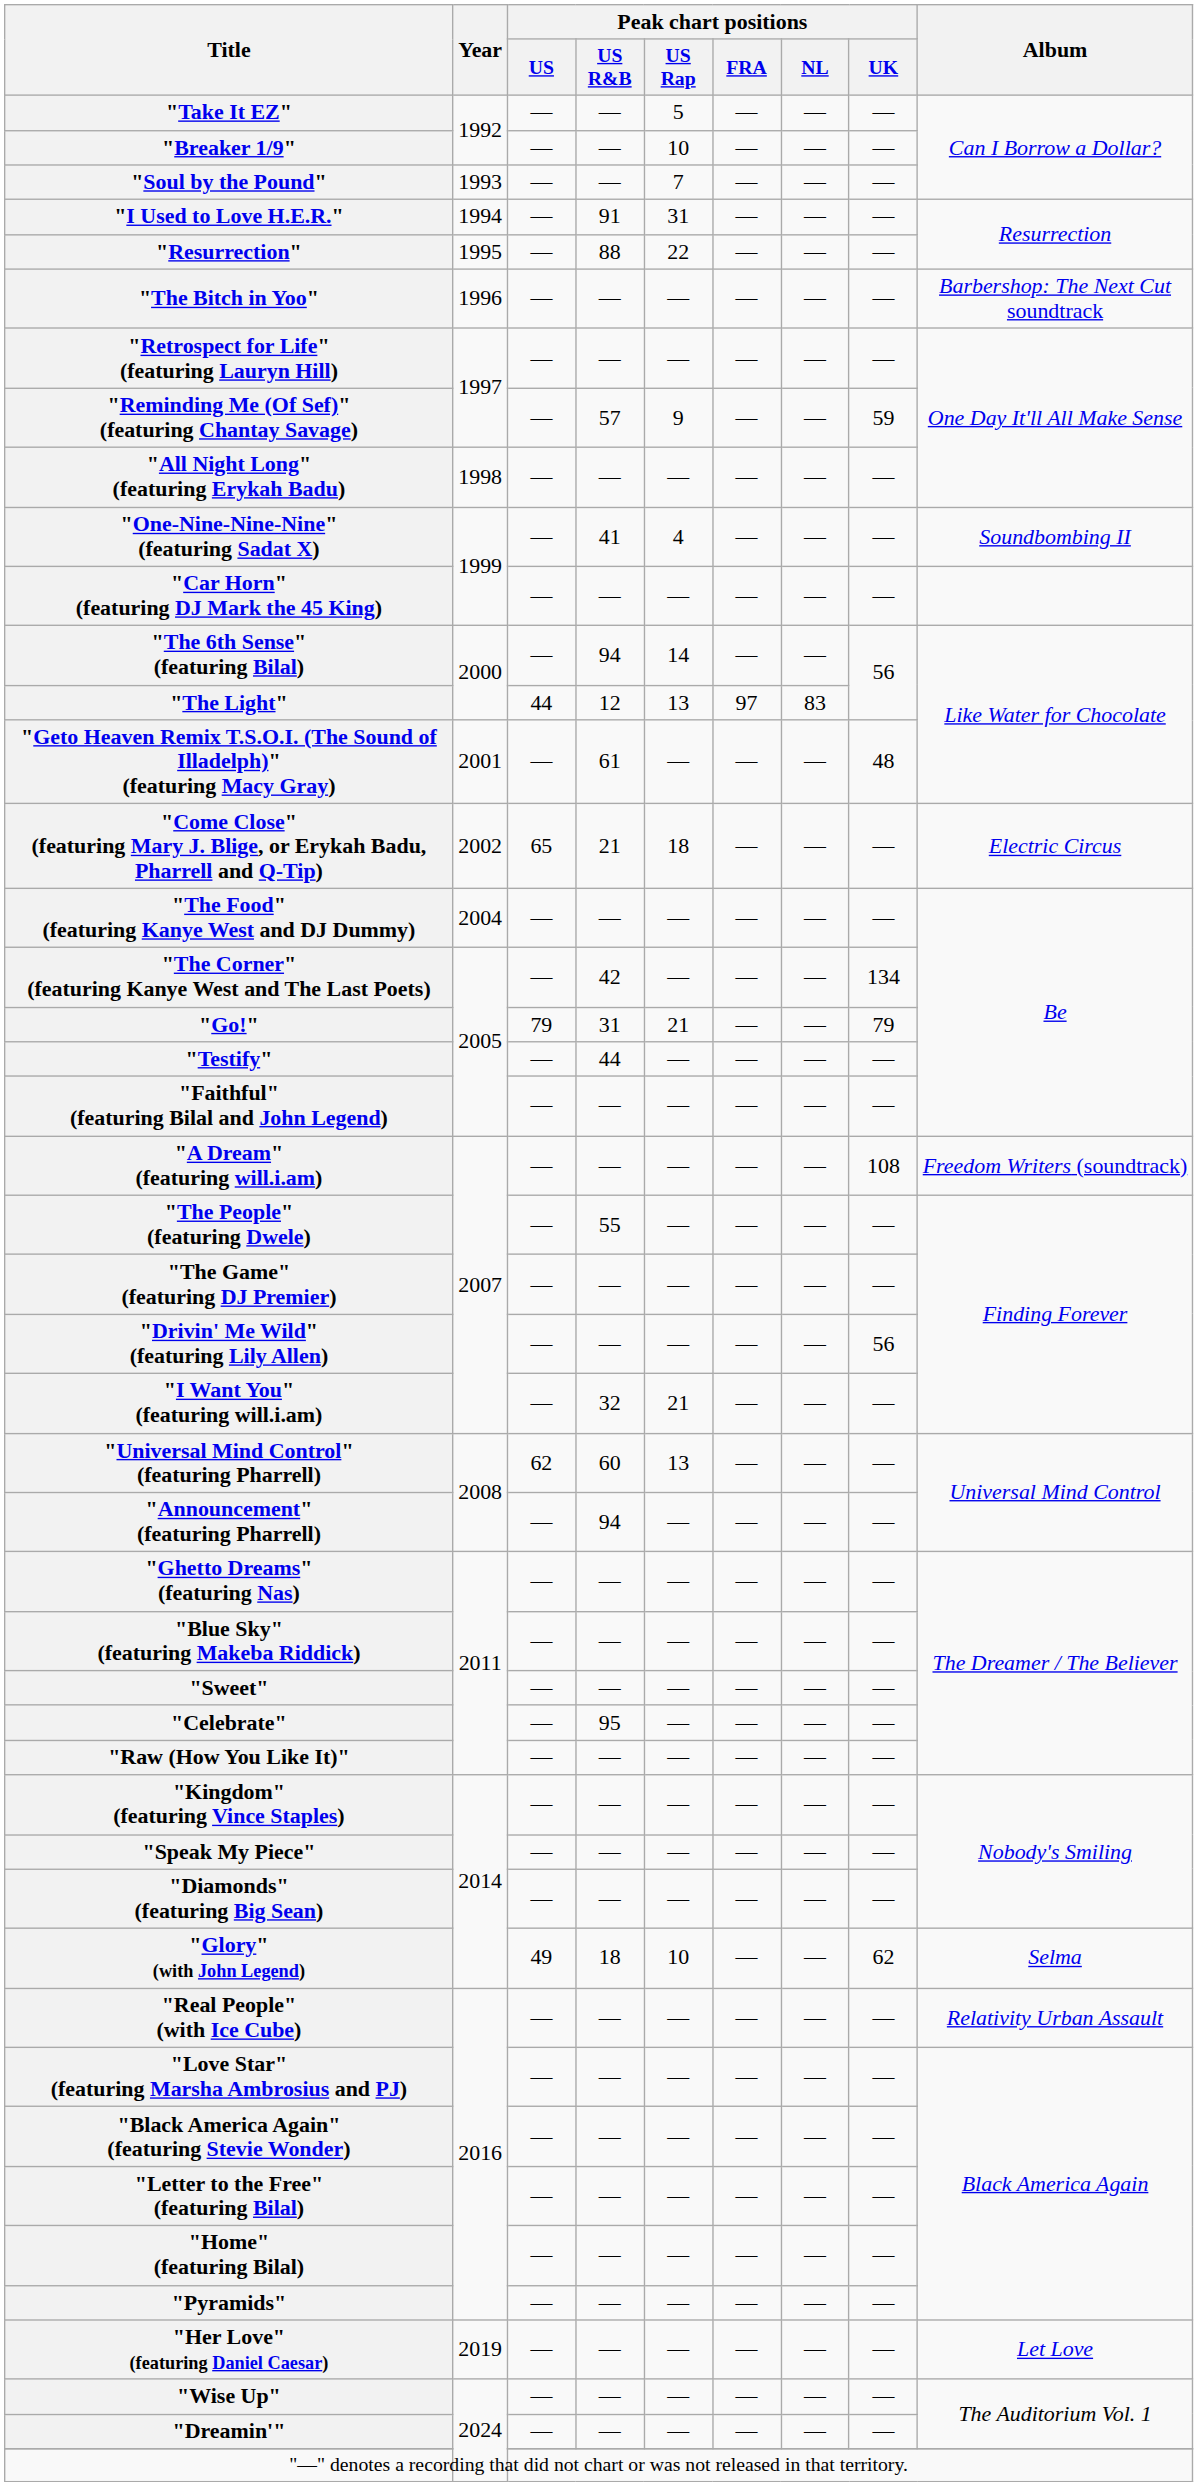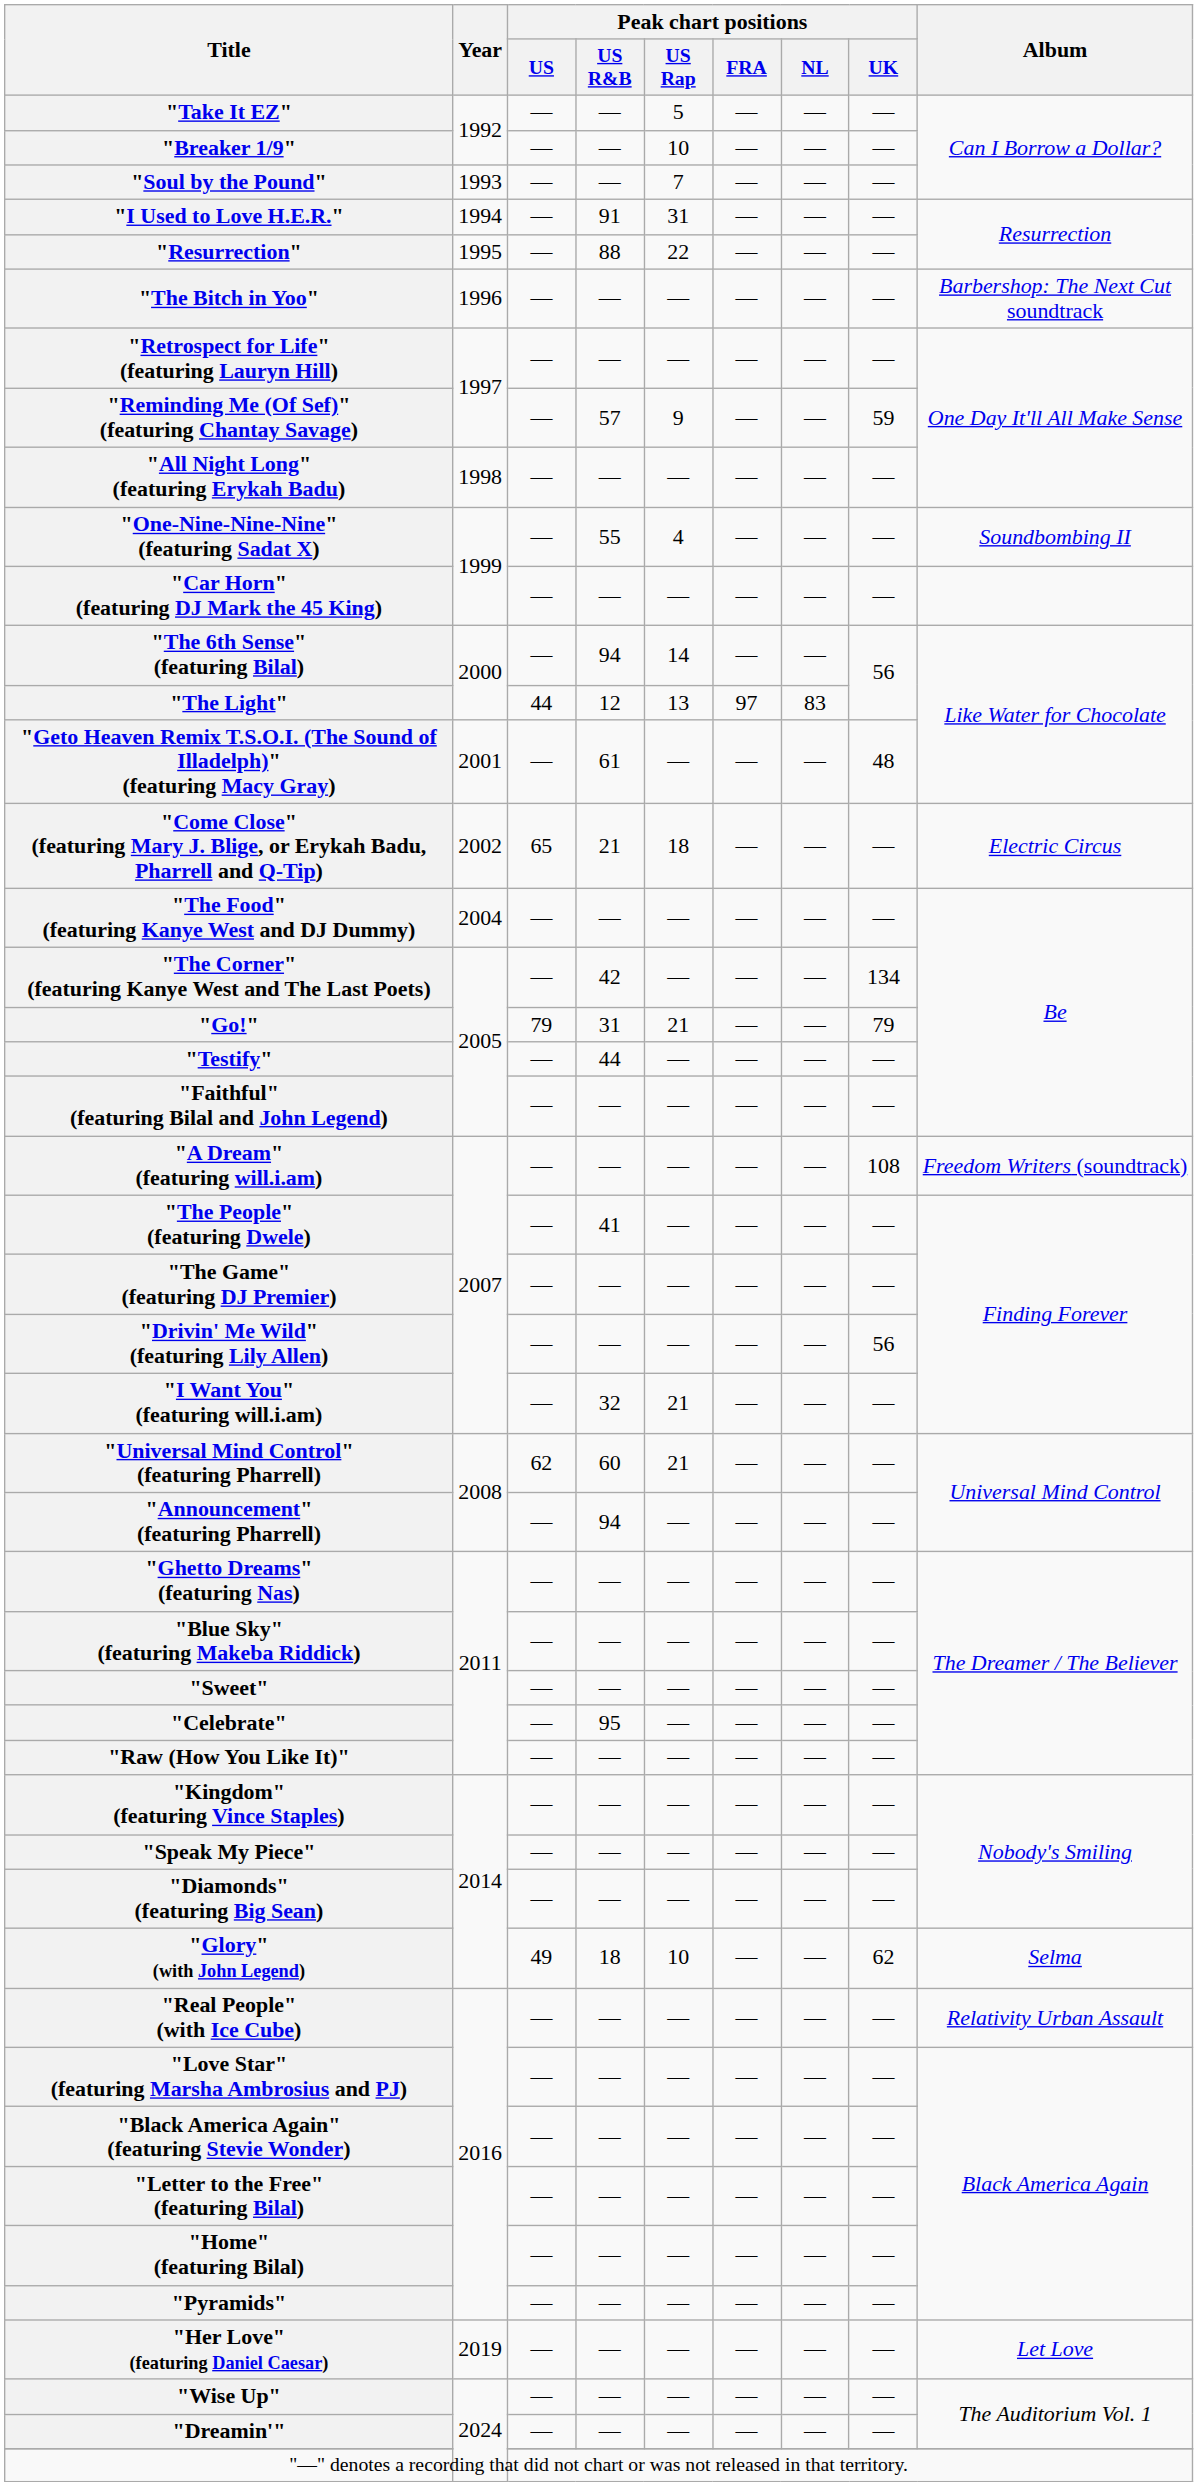(610, 536) 41 -> (610, 536) 55
(610, 1224) 55 -> (610, 1224) 41
(678, 1462) 13 -> (678, 1462) 21
